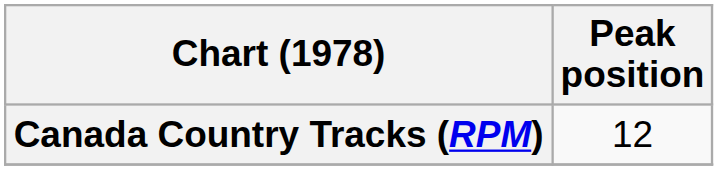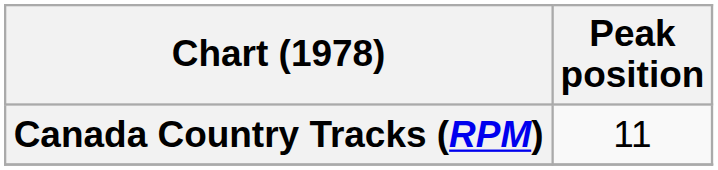(632, 134) 12 -> (632, 134) 11
